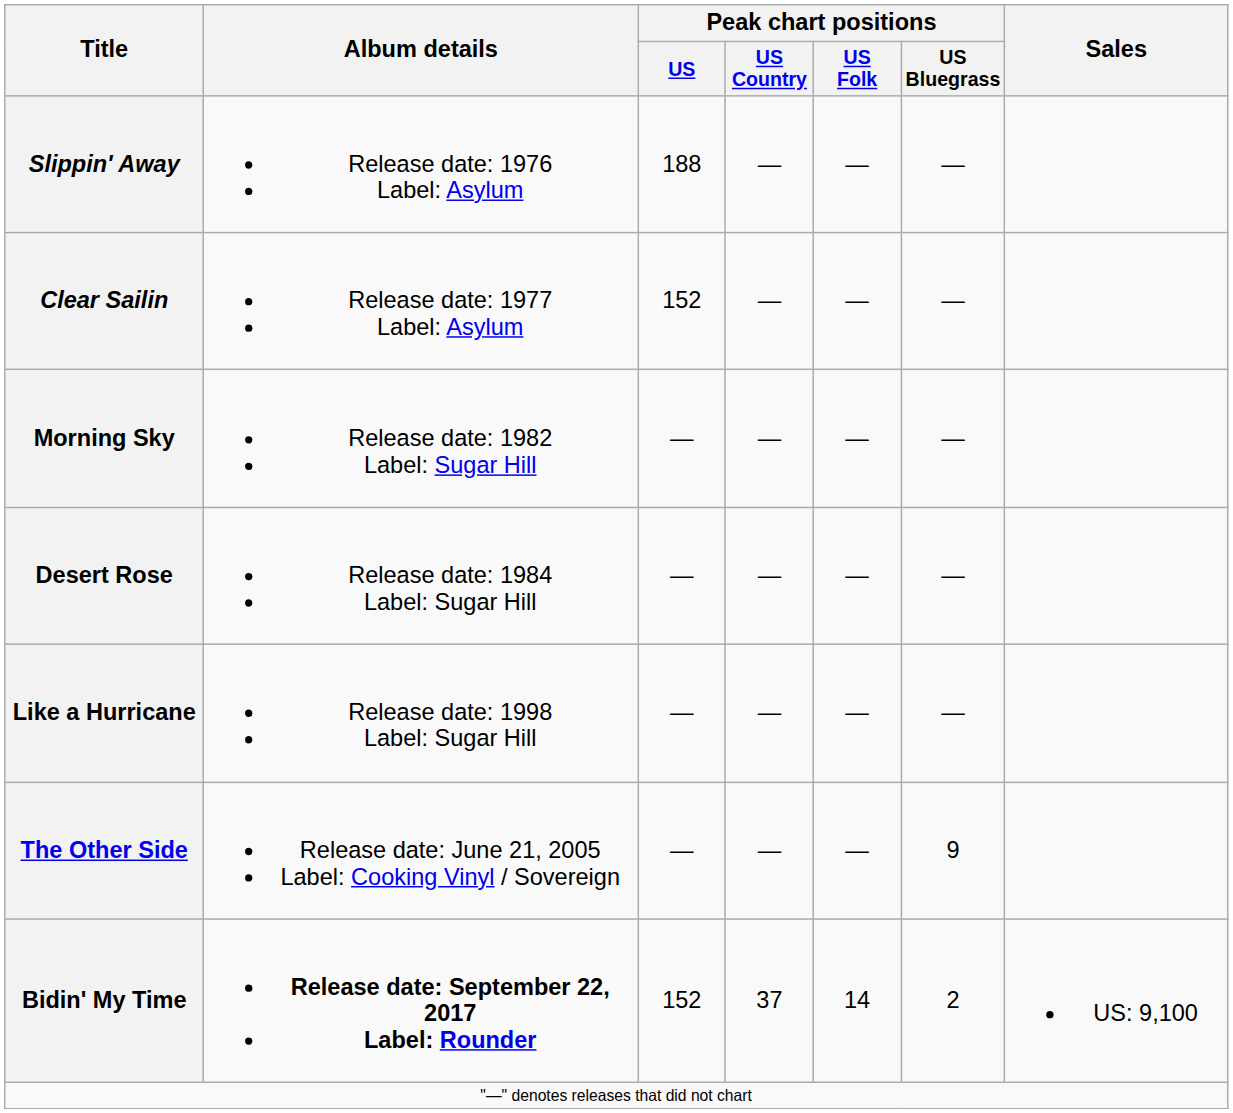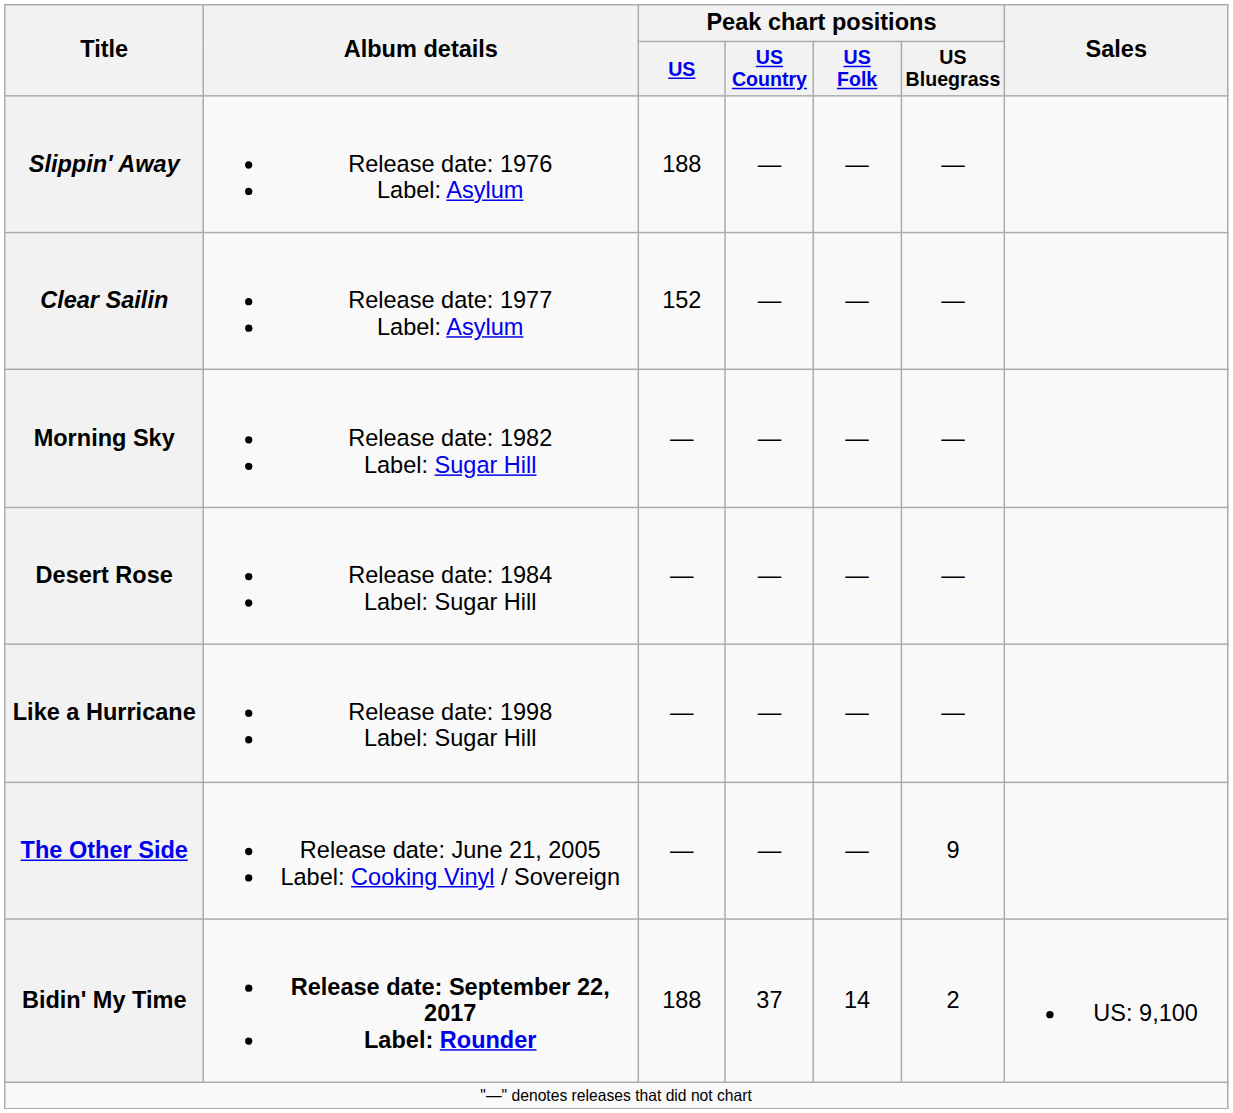(682, 1000) 152 -> (682, 1000) 188
